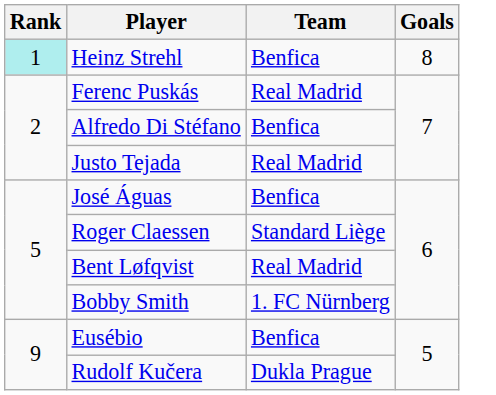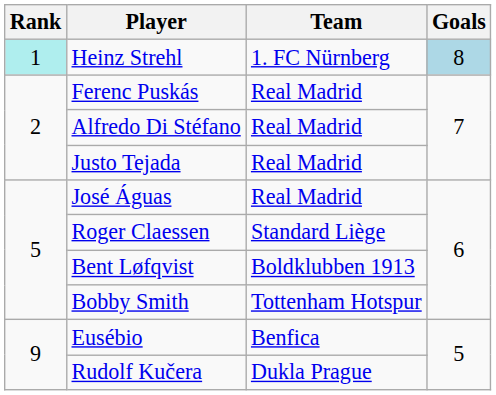(285, 57) Benfica -> (320, 57) 1. FC Nürnberg
(427, 57) no background -> (459, 57) lightblue background
(285, 127) Benfica -> (306, 127) Real Madrid
(285, 197) Benfica -> (306, 197) Real Madrid
(306, 267) Real Madrid -> (333, 267) Boldklubben 1913
(320, 302) 1. FC Nürnberg -> (336, 302) Tottenham Hotspur
